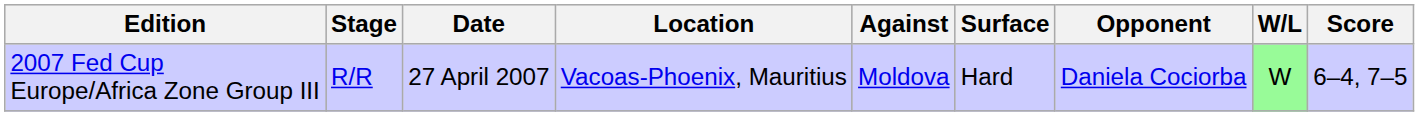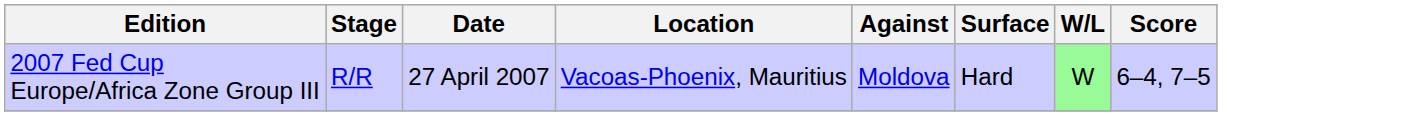- column: (1154, 23)
